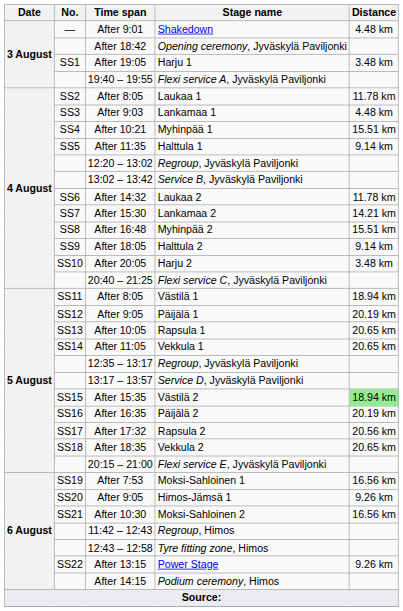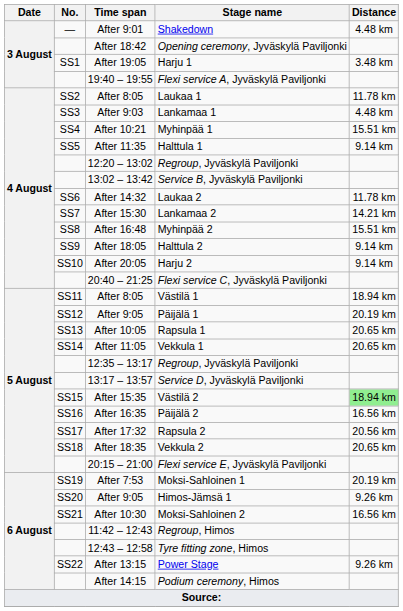(374, 263) 3.48 km -> (374, 263) 9.14 km
(374, 414) 20.19 km -> (374, 414) 16.56 km
(374, 481) 16.56 km -> (374, 481) 20.19 km
